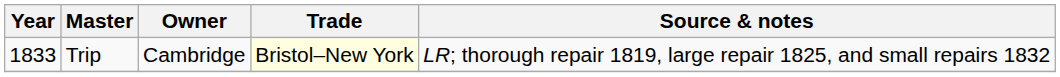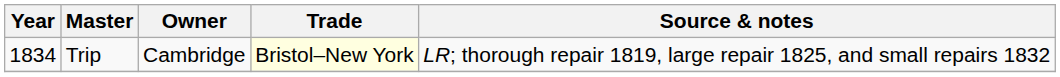(33, 54) 1833 -> (33, 54) 1834
